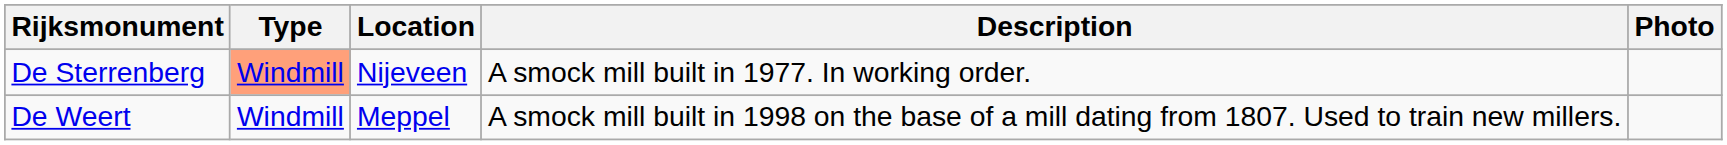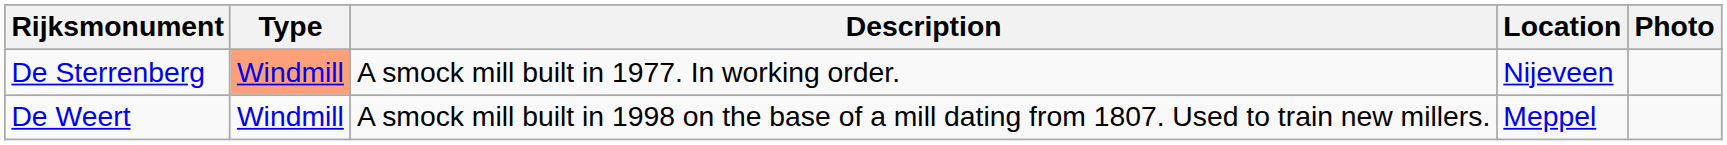columns swapped: (416, 26) <-> (1055, 26)
